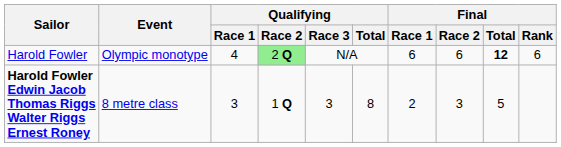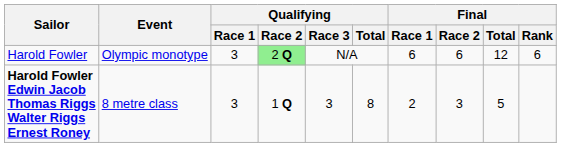(234, 55) 4 -> (234, 55) 3
(501, 55) bold -> (501, 55) normal
